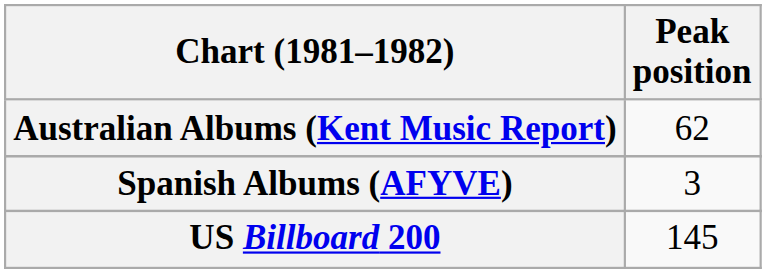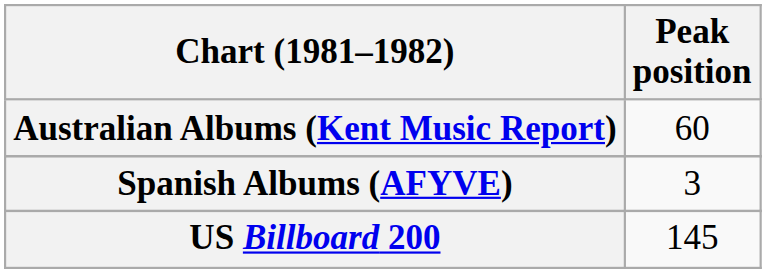(692, 127) 62 -> (692, 127) 60
